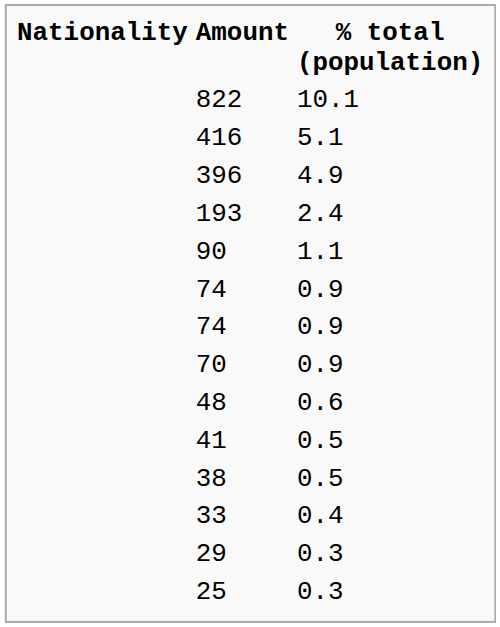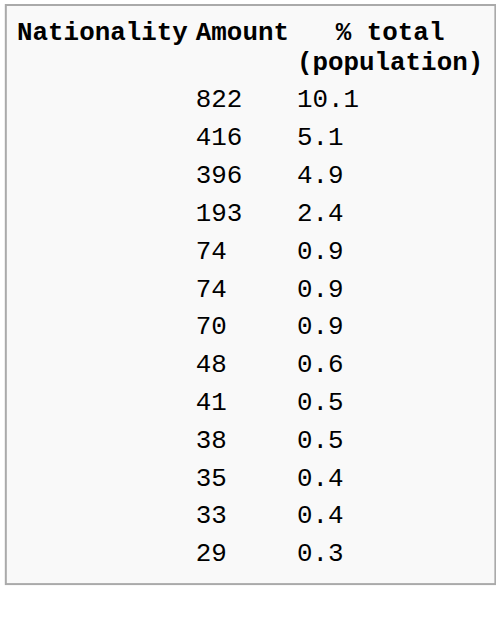- row: (211, 251)
+ row: (211, 478)
- row: (211, 591)
